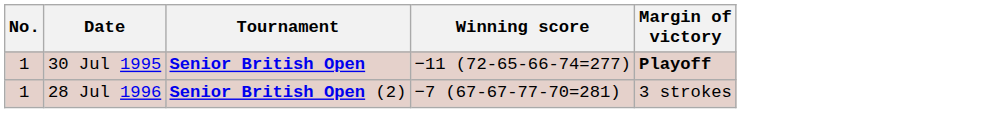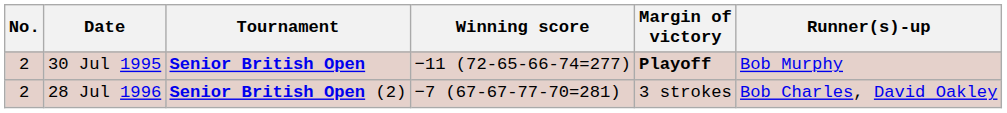+ column: (869, 29)
(24, 66) 1 -> (24, 66) 2
(24, 94) 1 -> (24, 94) 2
